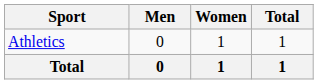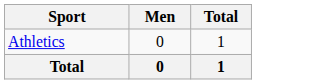- column: (221, 16)
